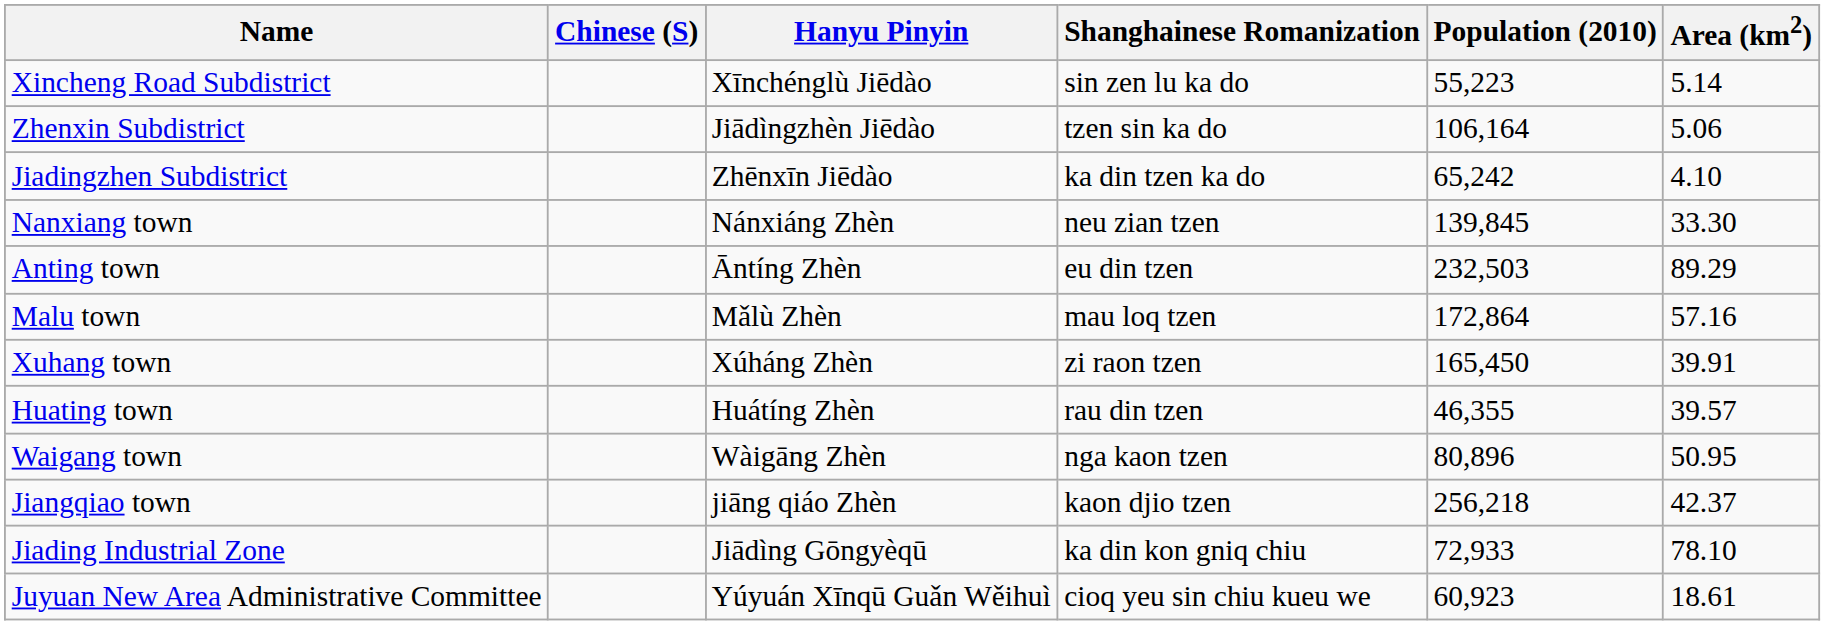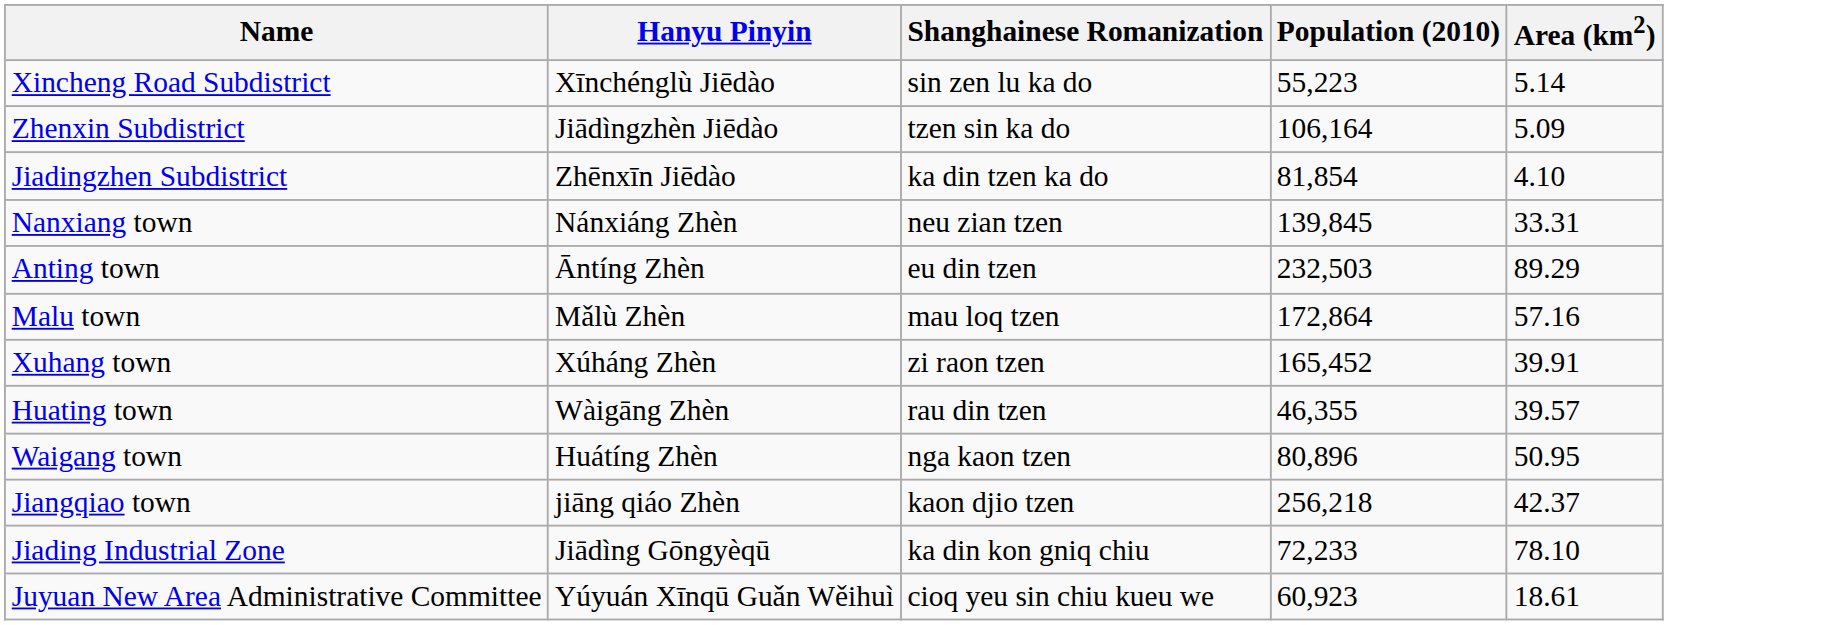- column: (627, 31)
(1696, 129) 5.06 -> (1539, 129) 5.09
(1474, 175) 65,242 -> (1317, 175) 81,854
(1704, 222) 33.30 -> (1547, 222) 33.31
(1481, 362) 165,450 -> (1325, 362) 165,452
(793, 409) Huátíng Zhèn -> (642, 409) Wàigāng Zhèn
(799, 456) Wàigāng Zhèn -> (636, 456) Huátíng Zhèn
(1474, 549) 72,933 -> (1317, 549) 72,233
